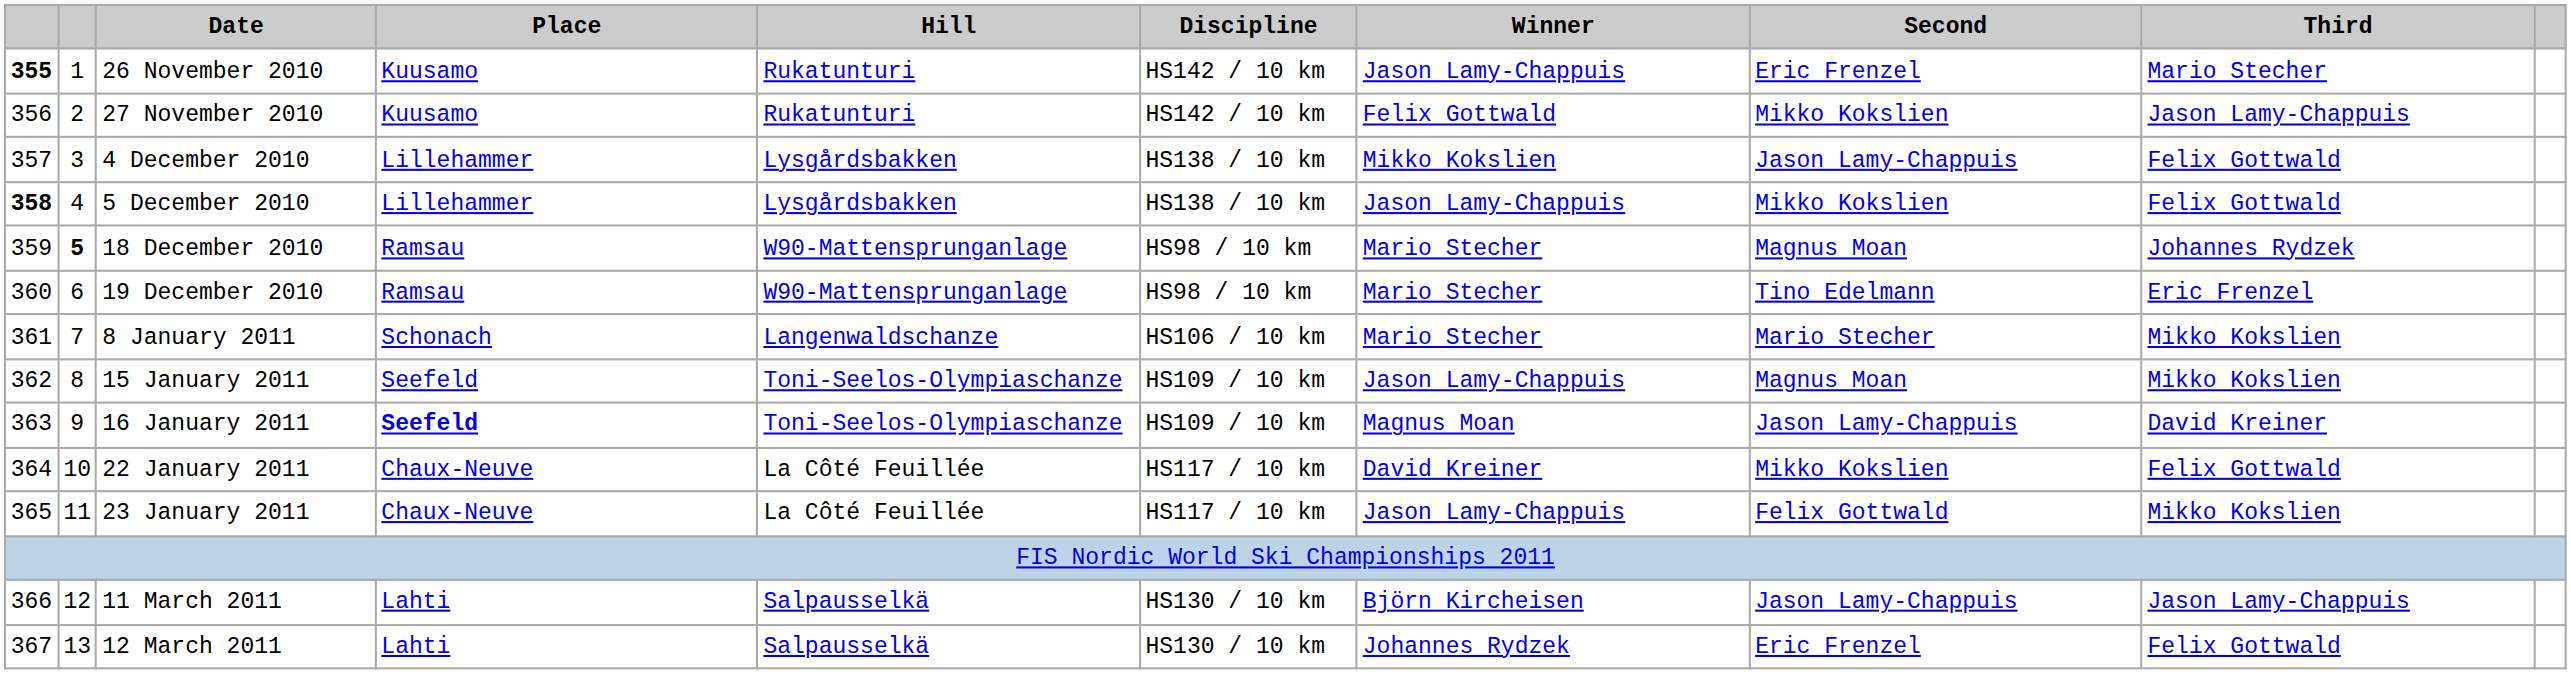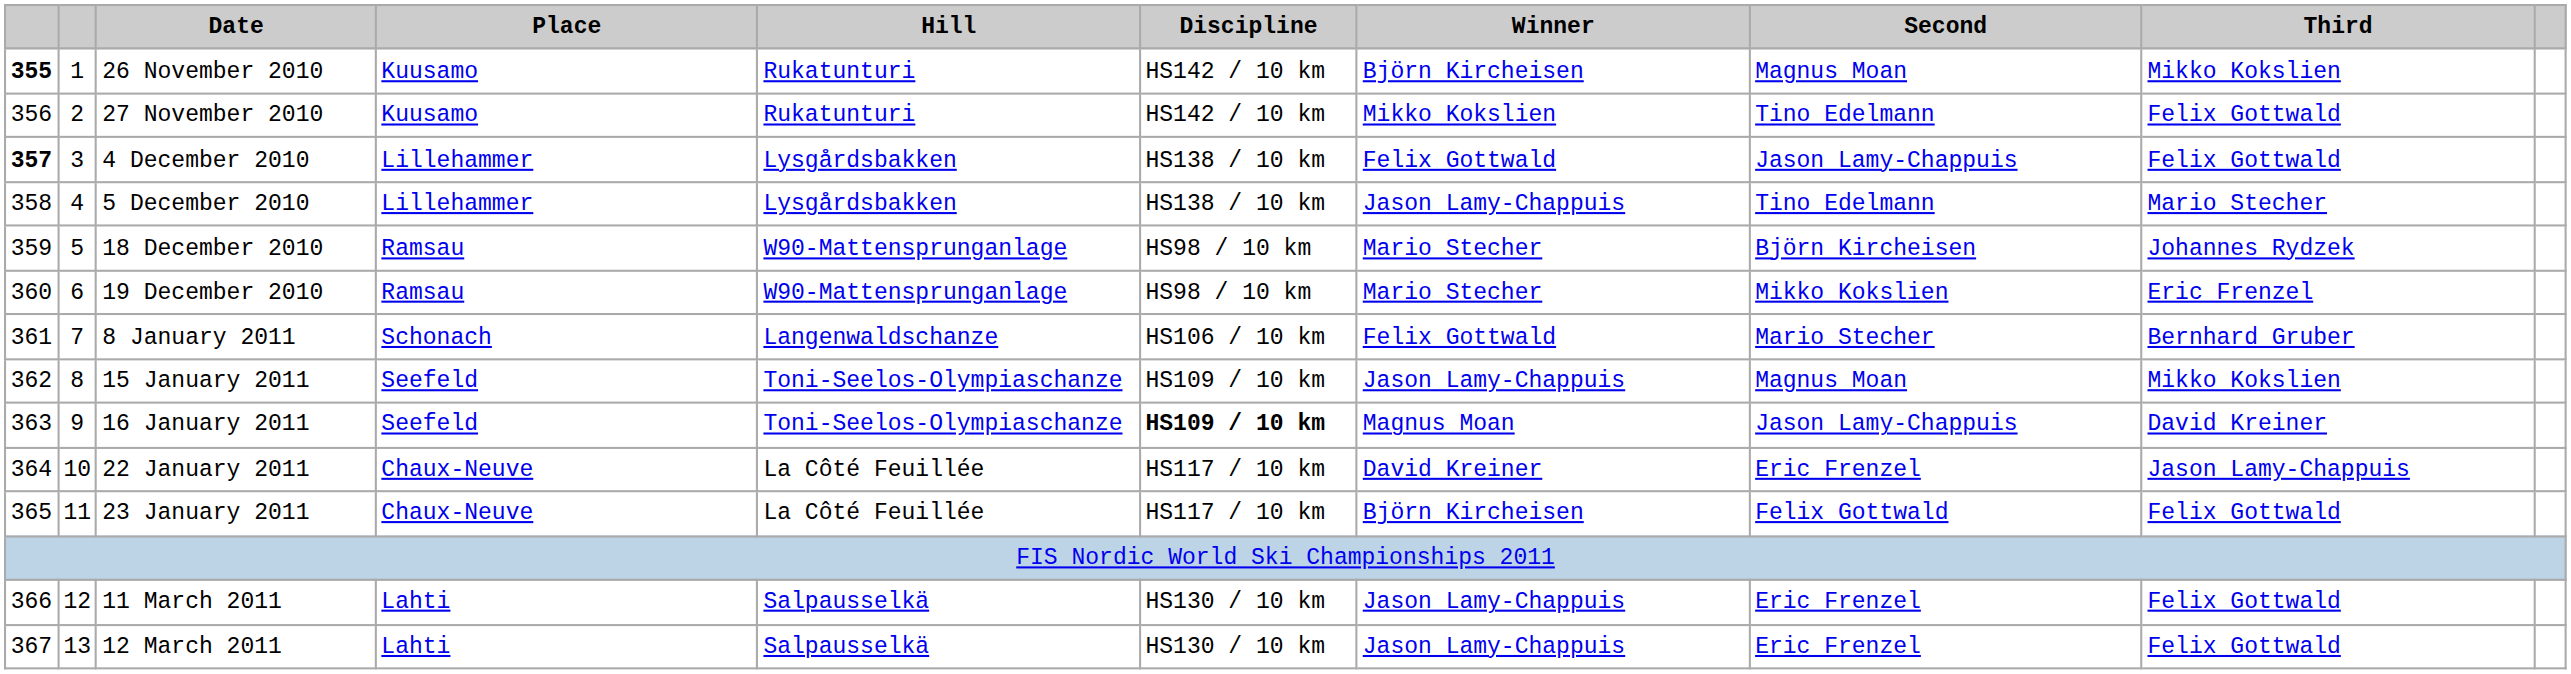(1494, 72) Jason Lamy-Chappuis -> (1473, 72) Björn Kircheisen
(1838, 72) Eric Frenzel -> (1831, 72) Magnus Moan
(2237, 72) Mario Stecher -> (2244, 72) Mikko Kokslien
(1459, 116) Felix Gottwald -> (1459, 116) Mikko Kokslien
(1852, 116) Mikko Kokslien -> (1845, 116) Tino Edelmann
(2279, 116) Jason Lamy-Chappuis -> (2244, 116) Felix Gottwald
(31, 160) normal -> (31, 160) bold
(1459, 160) Mikko Kokslien -> (1459, 160) Felix Gottwald
(31, 204) bold -> (31, 204) normal
(1852, 204) Mikko Kokslien -> (1845, 204) Tino Edelmann
(2244, 204) Felix Gottwald -> (2237, 204) Mario Stecher
(77, 248) bold -> (77, 248) normal
(1831, 248) Magnus Moan -> (1866, 248) Björn Kircheisen
(1845, 293) Tino Edelmann -> (1852, 293) Mikko Kokslien
(1453, 337) Mario Stecher -> (1459, 337) Felix Gottwald
(2244, 337) Mikko Kokslien -> (2251, 337) Bernhard Gruber
(430, 425) bold -> (430, 425) normal
(1235, 425) normal -> (1235, 425) bold
(1852, 470) Mikko Kokslien -> (1838, 470) Eric Frenzel
(2244, 470) Felix Gottwald -> (2279, 470) Jason Lamy-Chappuis
(1494, 514) Jason Lamy-Chappuis -> (1473, 514) Björn Kircheisen
(2244, 514) Mikko Kokslien -> (2244, 514) Felix Gottwald
(1473, 602) Björn Kircheisen -> (1494, 602) Jason Lamy-Chappuis
(1886, 602) Jason Lamy-Chappuis -> (1838, 602) Eric Frenzel
(2279, 602) Jason Lamy-Chappuis -> (2244, 602) Felix Gottwald
(1466, 646) Johannes Rydzek -> (1494, 646) Jason Lamy-Chappuis
